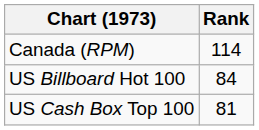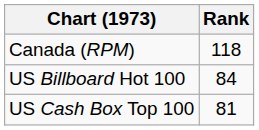(226, 49) 114 -> (226, 49) 118
